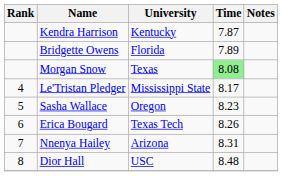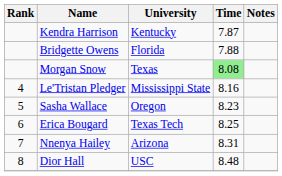(229, 50) 7.89 -> (229, 50) 7.88
(229, 87) 8.17 -> (229, 87) 8.16
(229, 124) 8.26 -> (229, 124) 8.25
